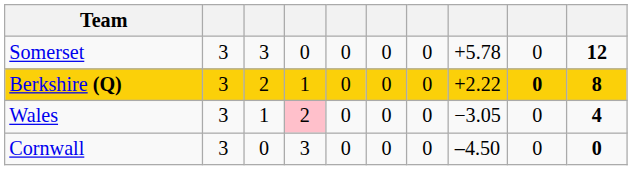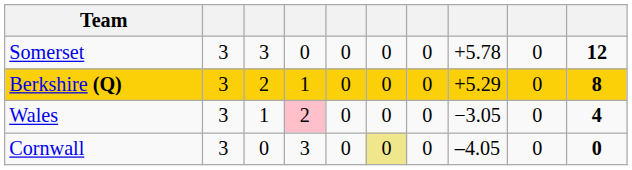(478, 84) +2.22 -> (478, 84) +5.29
(537, 84) bold -> (537, 84) normal
(386, 148) no background -> (386, 148) khaki background
(478, 148) –4.50 -> (478, 148) –4.05
